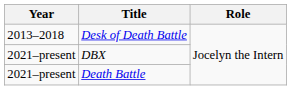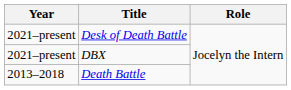(36, 34) 2013–2018 -> (41, 34) 2021–present
(41, 74) 2021–present -> (36, 74) 2013–2018
